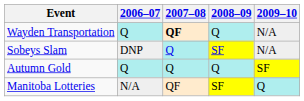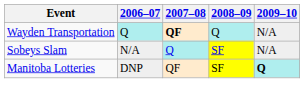(131, 50) DNP -> (130, 50) N/A
- row: (39, 68)
(130, 86) N/A -> (131, 68) DNP
(261, 86) normal -> (261, 68) bold
